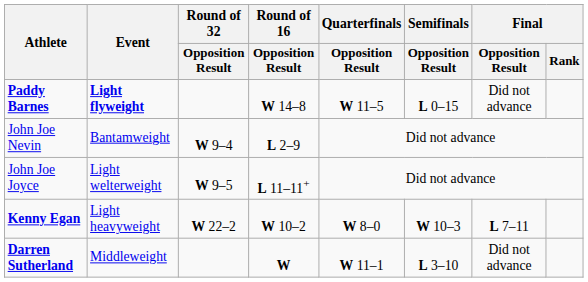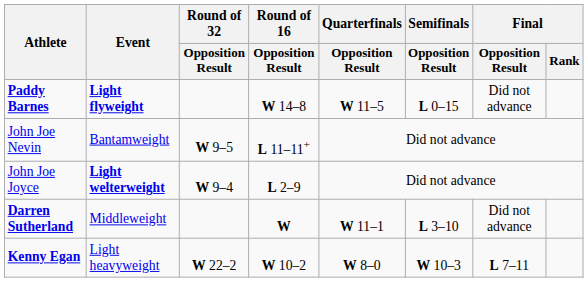(214, 146) W 9–4 -> (214, 148) W 9–5
(284, 146) L 2–9 -> (284, 148) L 11–11+
(126, 178) normal -> (127, 180) bold
(214, 186) W 9–5 -> (214, 188) W 9–4
(284, 186) L 11–11+ -> (284, 188) L 2–9
rows swapped: (40, 257) <-> (44, 219)
